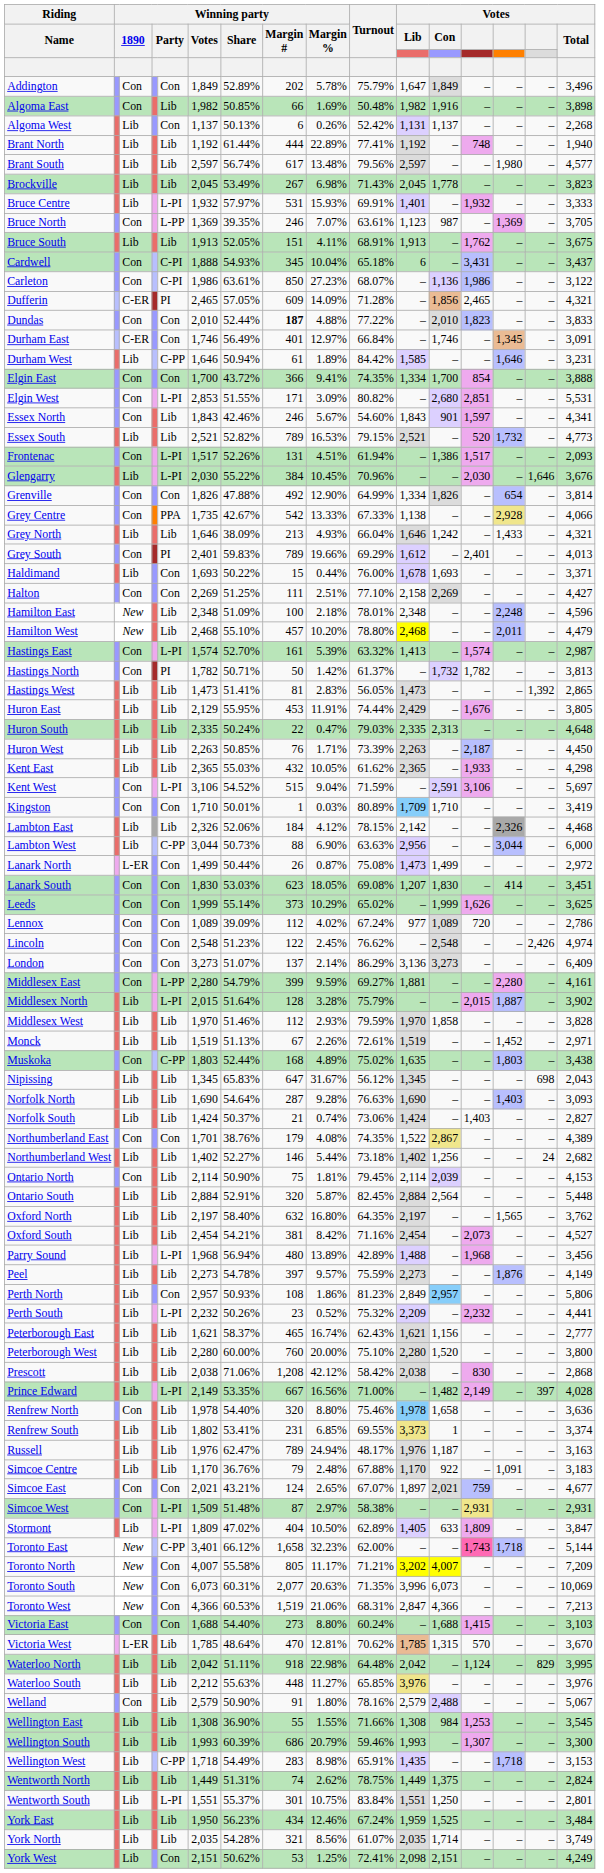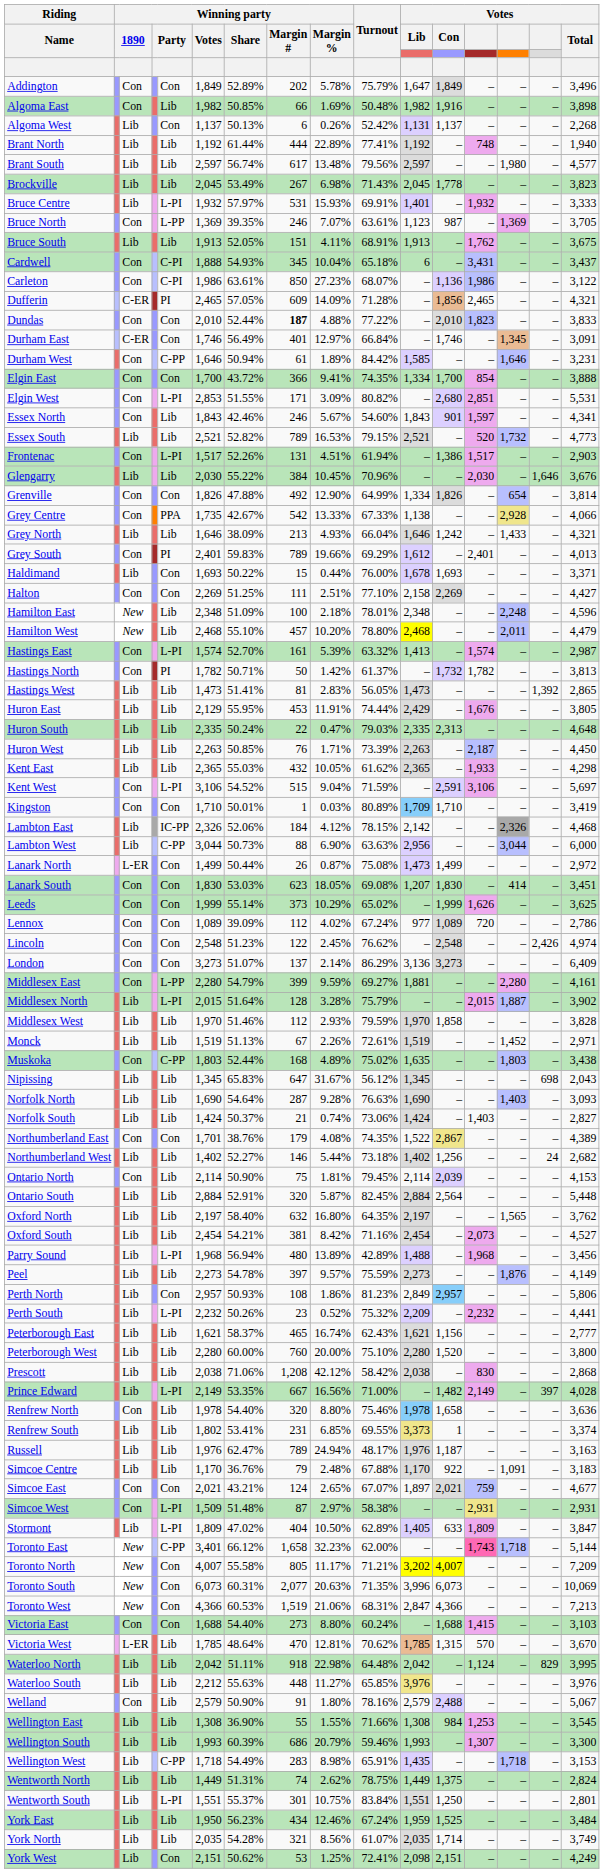(130, 359) Lib -> (132, 359) Con
(579, 457) 2,093 -> (583, 457) 2,903
(171, 476) L-PI -> (168, 476) Lib
(168, 827) Lib -> (175, 827) IC-PP
